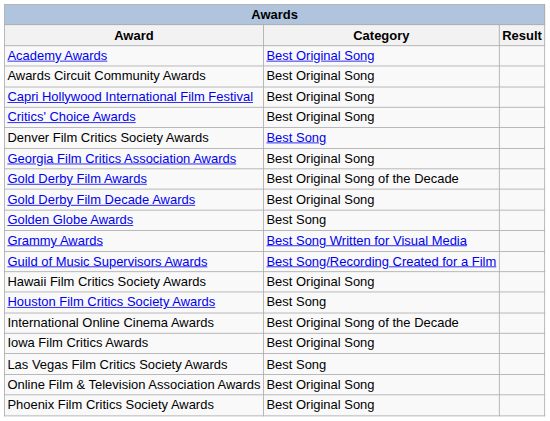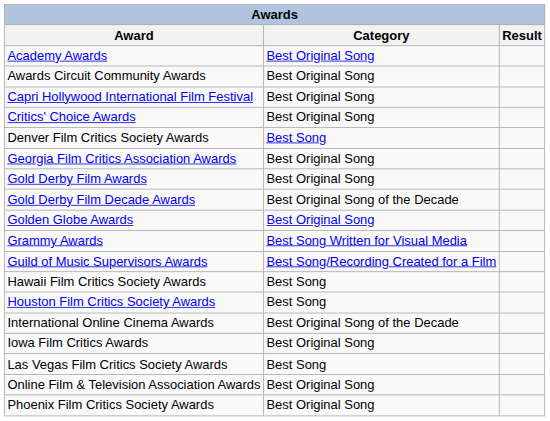(363, 179) Best Original Song of the Decade -> (320, 179) Best Original Song
(320, 199) Best Original Song -> (363, 199) Best Original Song of the Decade
(296, 220) Best Song -> (320, 220) Best Original Song
(320, 281) Best Original Song -> (296, 281) Best Song
